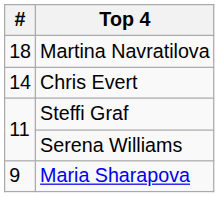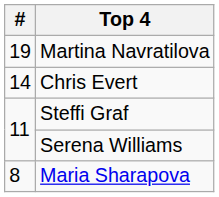(20, 51) 18 -> (20, 51) 19
(15, 176) 9 -> (15, 176) 8
